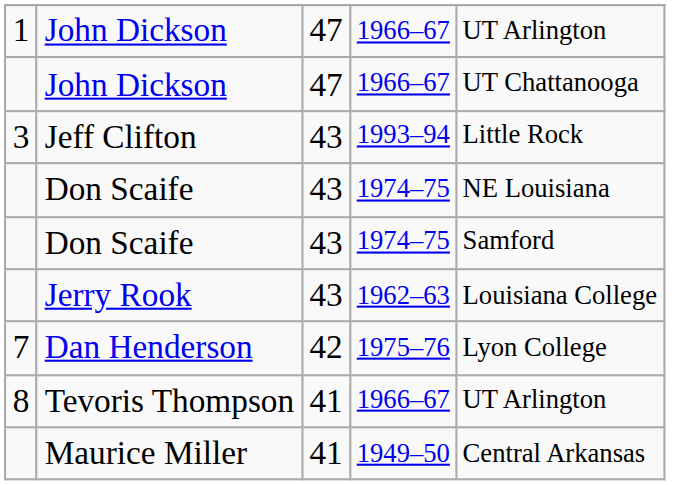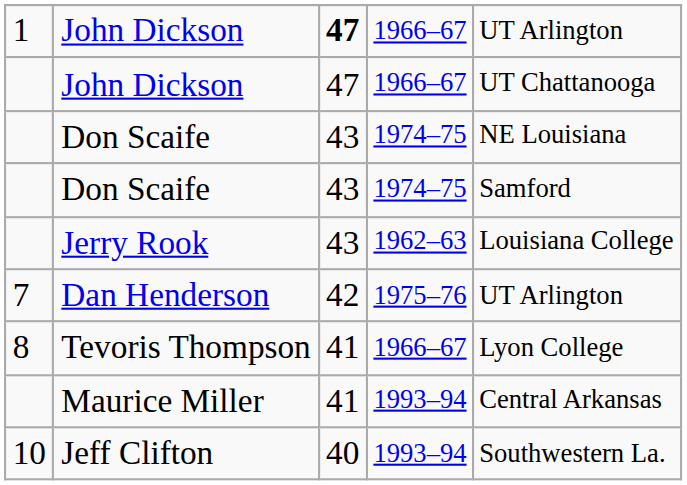(326, 30) normal -> (343, 30) bold
- row: (21, 136)
(535, 347) Lyon College -> (551, 294) UT Arlington
(534, 400) UT Arlington -> (551, 347) Lyon College
(403, 453) 1949–50 -> (420, 400) 1993–94
+ row: (29, 453)
